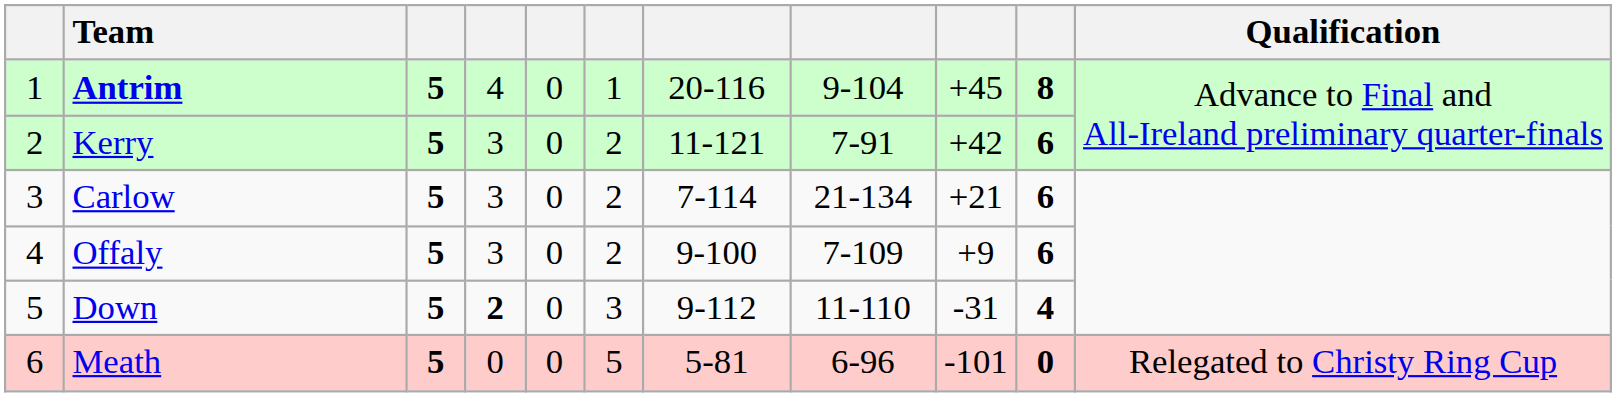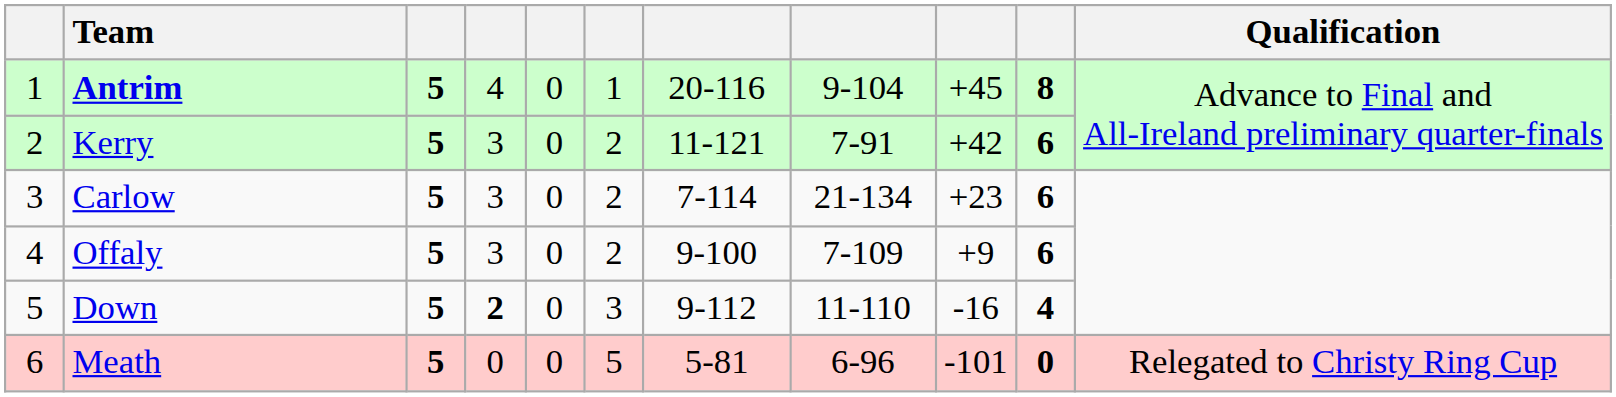(976, 197) +21 -> (976, 197) +23
(976, 307) -31 -> (976, 307) -16
